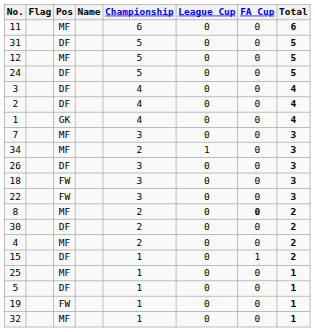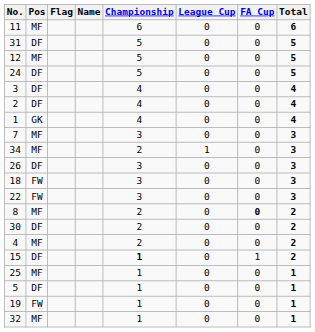columns swapped: (40, 12) <-> (64, 12)
(139, 258) normal -> (139, 258) bold
